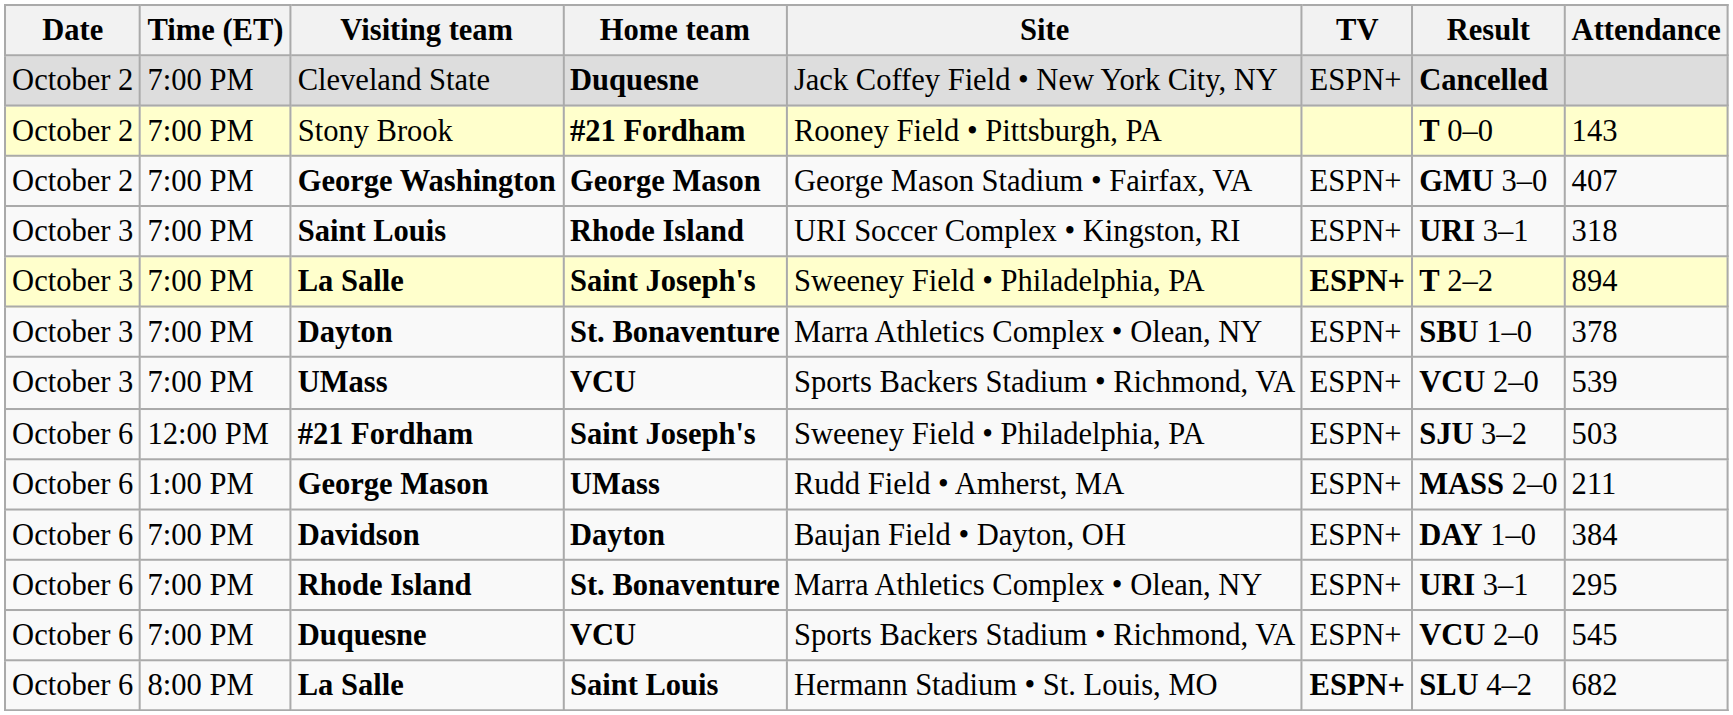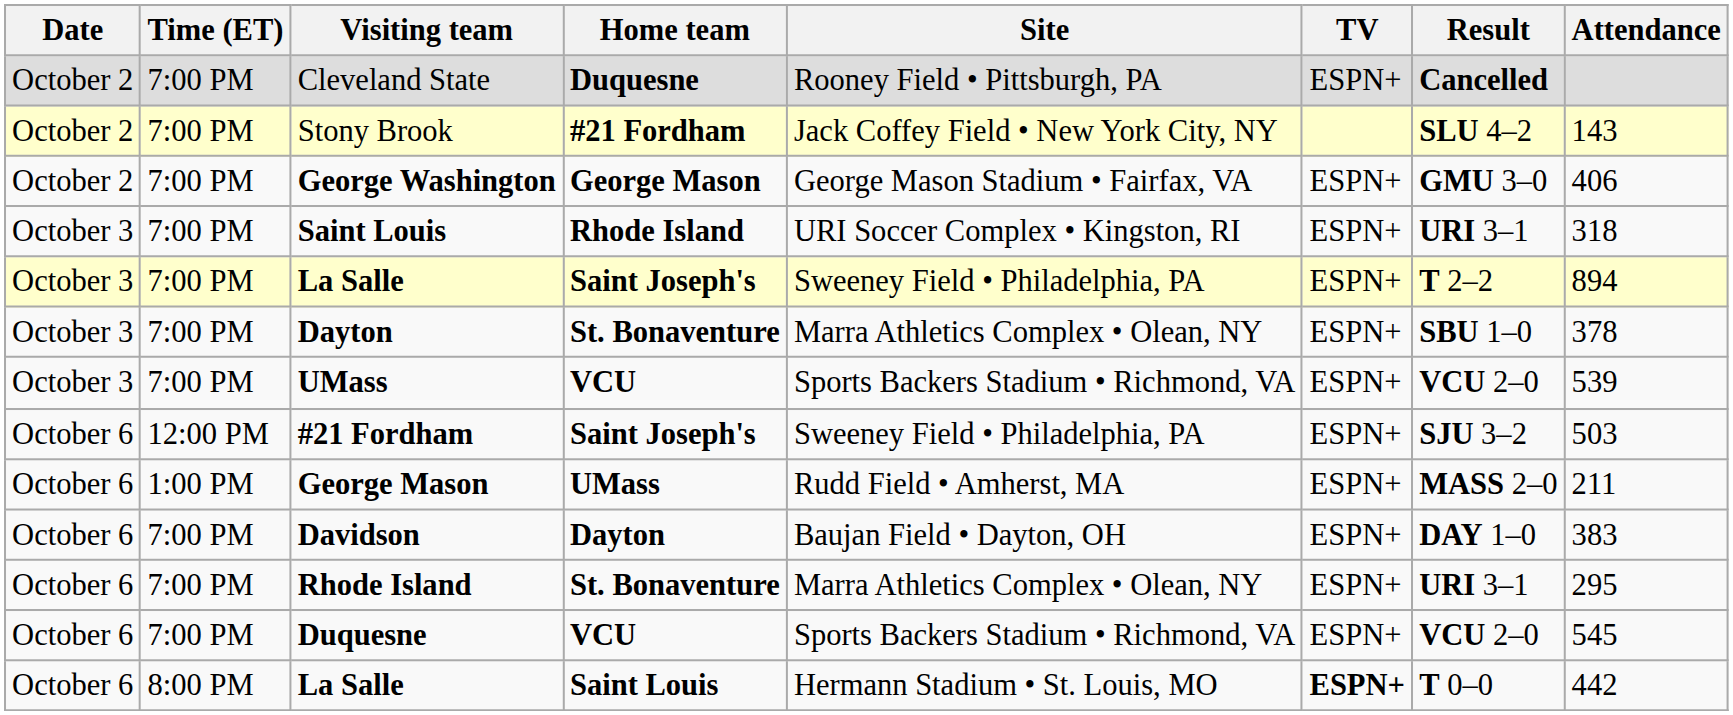(1036, 80) Jack Coffey Field • New York City, NY -> (978, 80) Rooney Field • Pittsburgh, PA
(978, 130) Rooney Field • Pittsburgh, PA -> (1036, 130) Jack Coffey Field • New York City, NY
(1456, 130) T 0–0 -> (1476, 130) SLU 4–2
(1595, 181) 407 -> (1595, 181) 406
(1357, 281) bold -> (1355, 281) normal
(1595, 533) 384 -> (1595, 533) 383
(1476, 684) SLU 4–2 -> (1456, 684) T 0–0
(1595, 684) 682 -> (1595, 684) 442
